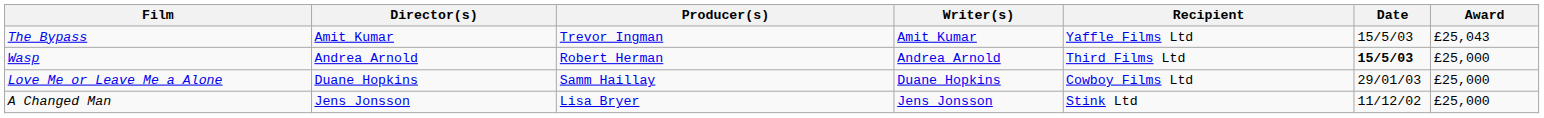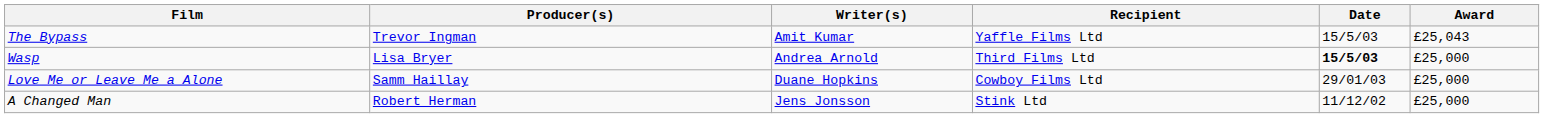- column: (434, 15)
(612, 59) Robert Herman -> (413, 59) Lisa Bryer
(600, 102) Lisa Bryer -> (425, 102) Robert Herman
